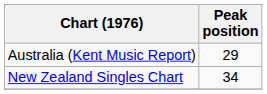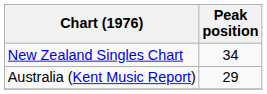rows swapped: (102, 54) <-> (95, 77)
